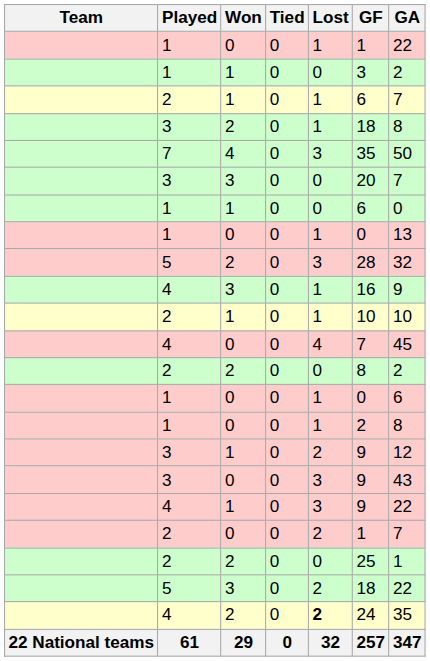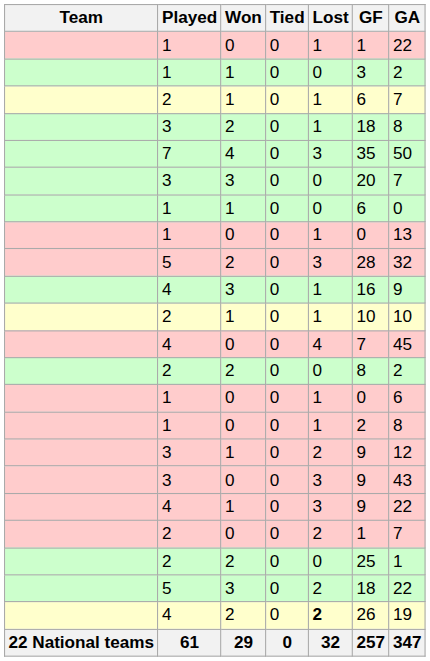(366, 615) 24 -> (366, 615) 26
(403, 615) 35 -> (403, 615) 19
